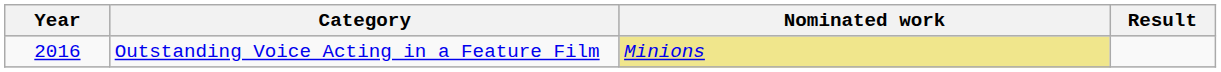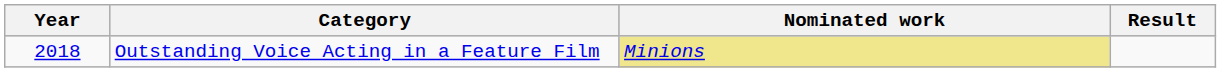(57, 52) 2016 -> (57, 52) 2018
